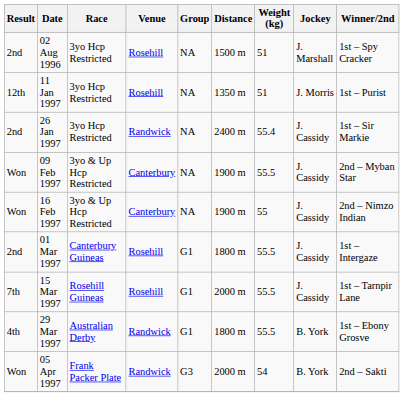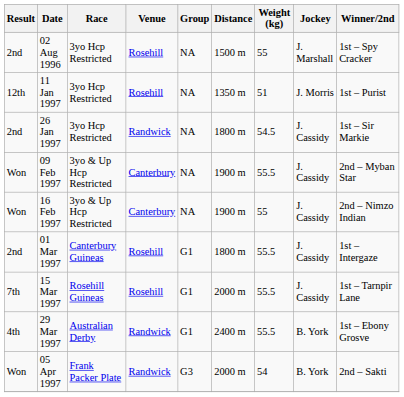(262, 52) 51 -> (262, 52) 55
(230, 132) 2400 m -> (230, 132) 1800 m
(266, 132) 55.4 -> (266, 132) 54.5
(230, 331) 1800 m -> (230, 331) 2400 m
